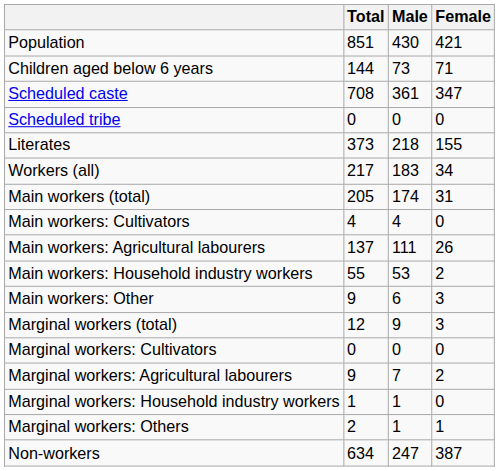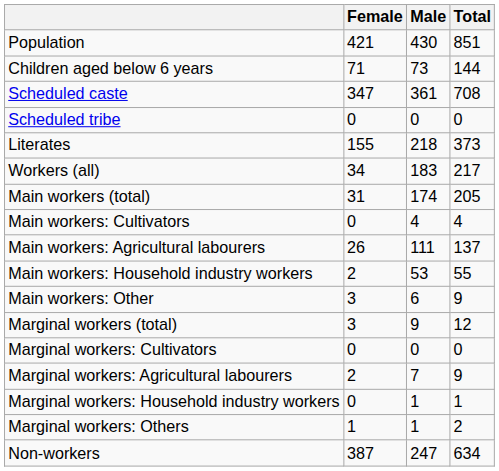columns swapped: (366, 17) <-> (463, 17)
